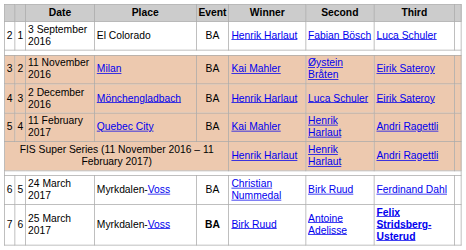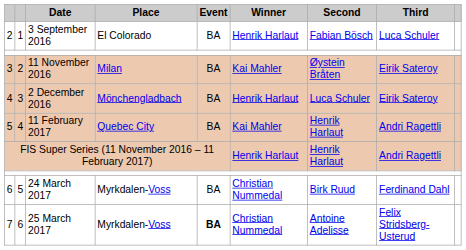(254, 224) Birk Ruud -> (257, 224) Christian Nummedal
(404, 224) bold -> (404, 224) normal
